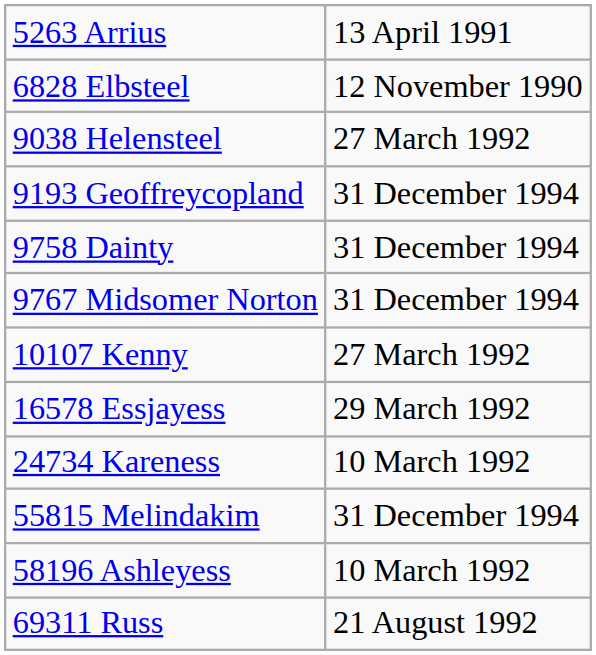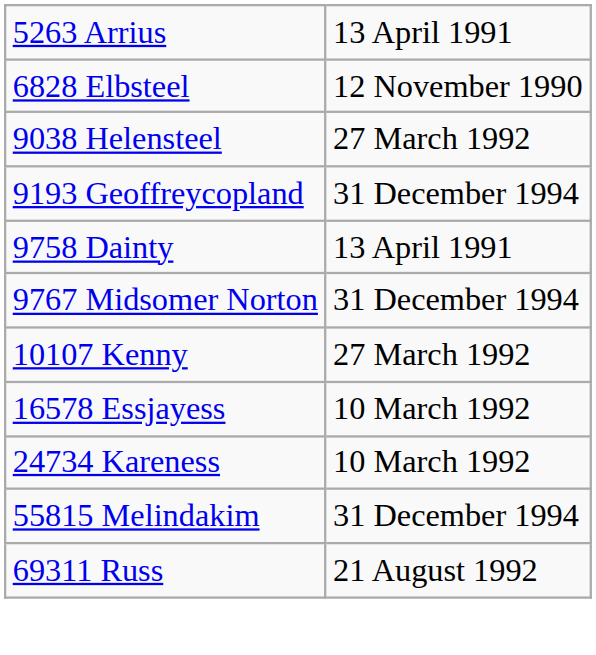(456, 246) 31 December 1994 -> (423, 246) 13 April 1991
(432, 408) 29 March 1992 -> (432, 408) 10 March 1992
- row: (122, 569)
